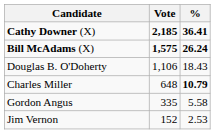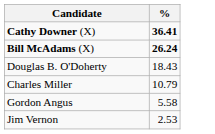- column: (165, 13)
(195, 84) bold -> (165, 84) normal
